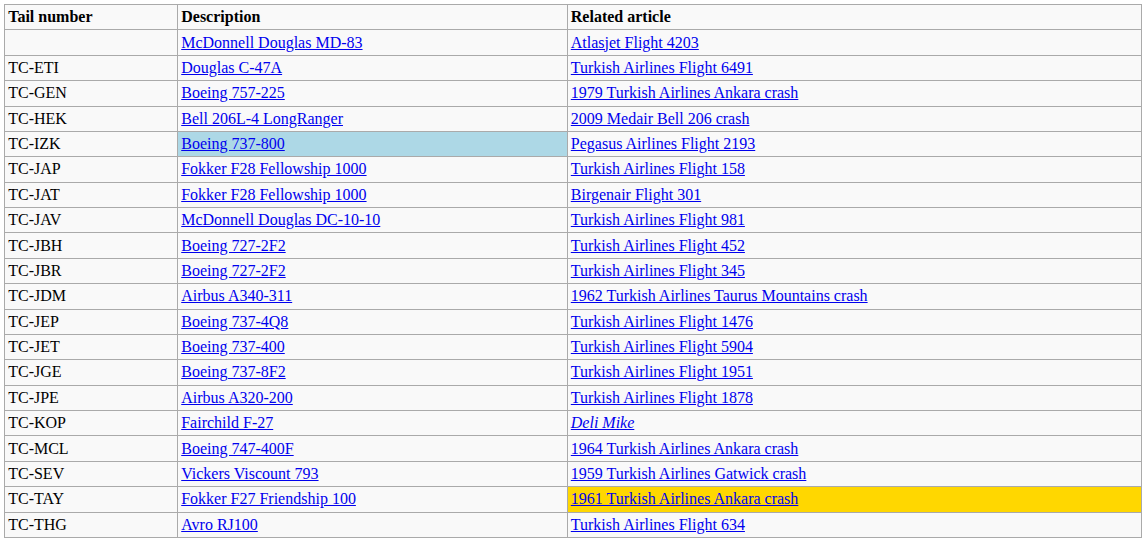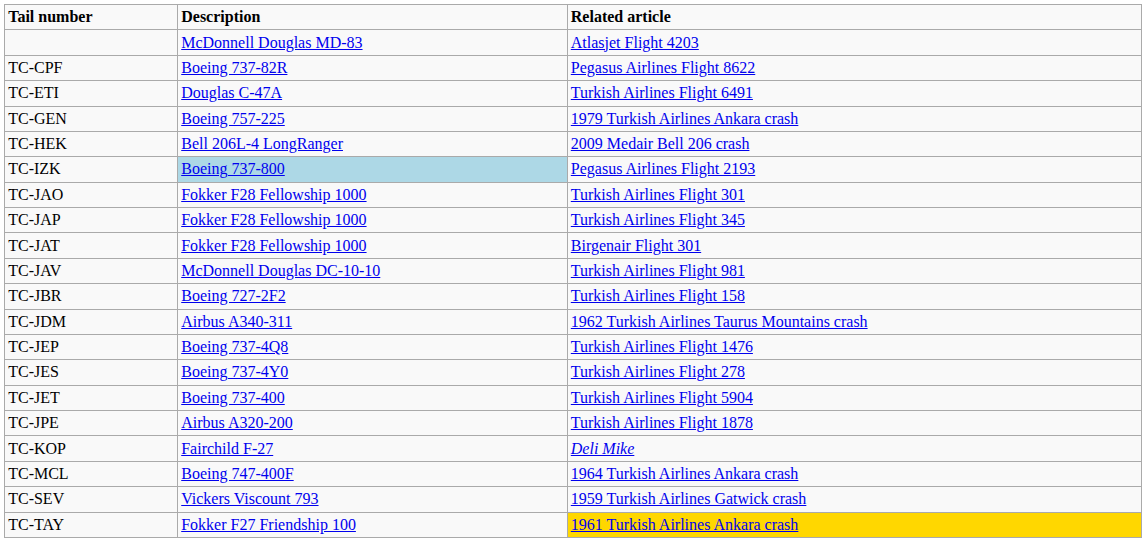+ row: (35, 67)
+ row: (36, 194)
(658, 169) Turkish Airlines Flight 158 -> (658, 220) Turkish Airlines Flight 345
- row: (35, 245)
(658, 270) Turkish Airlines Flight 345 -> (658, 296) Turkish Airlines Flight 158
+ row: (34, 372)
- row: (35, 372)
- row: (38, 524)
